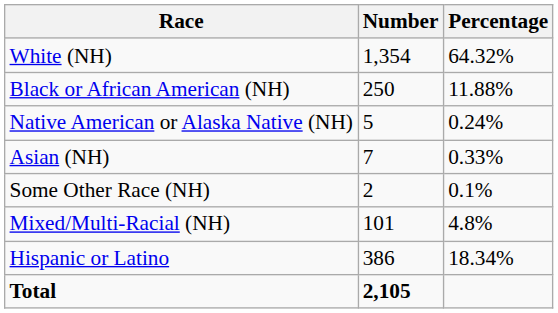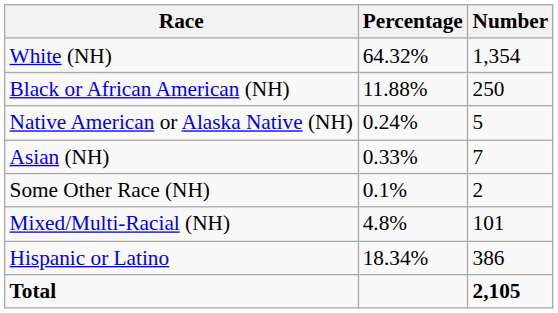columns swapped: (401, 21) <-> (498, 21)
